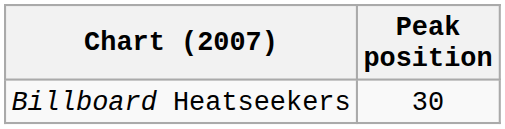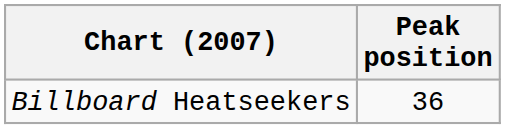(428, 102) 30 -> (428, 102) 36
